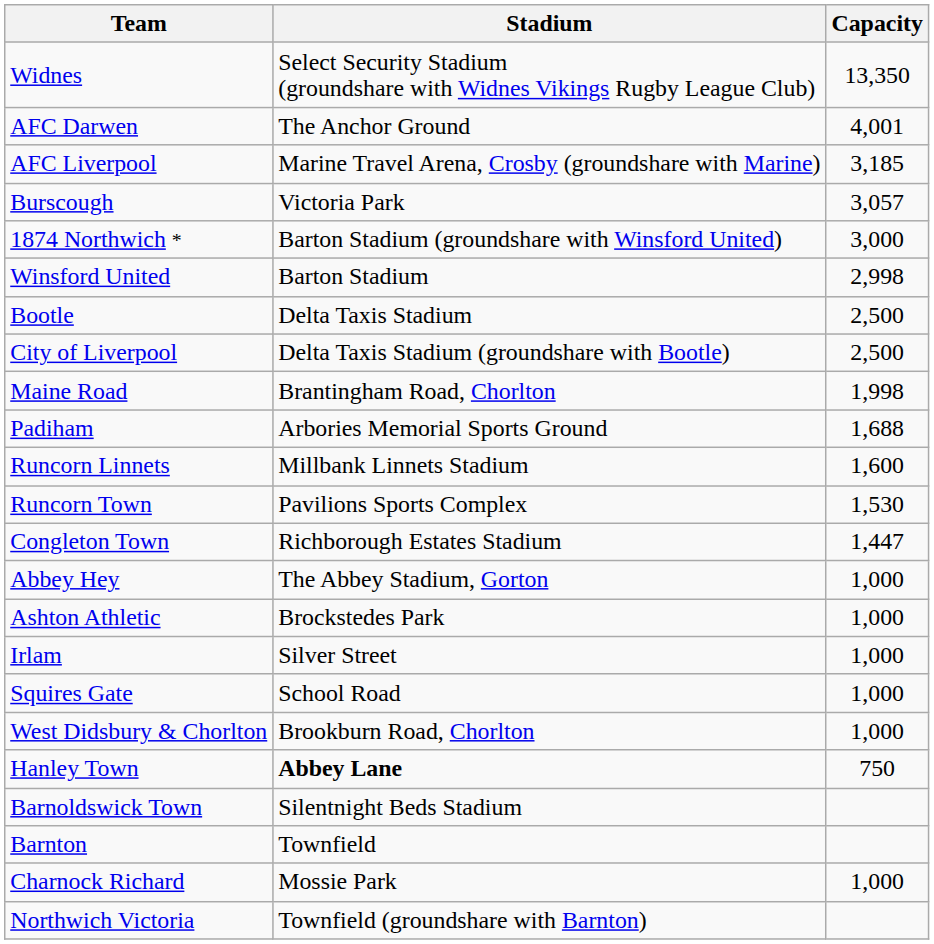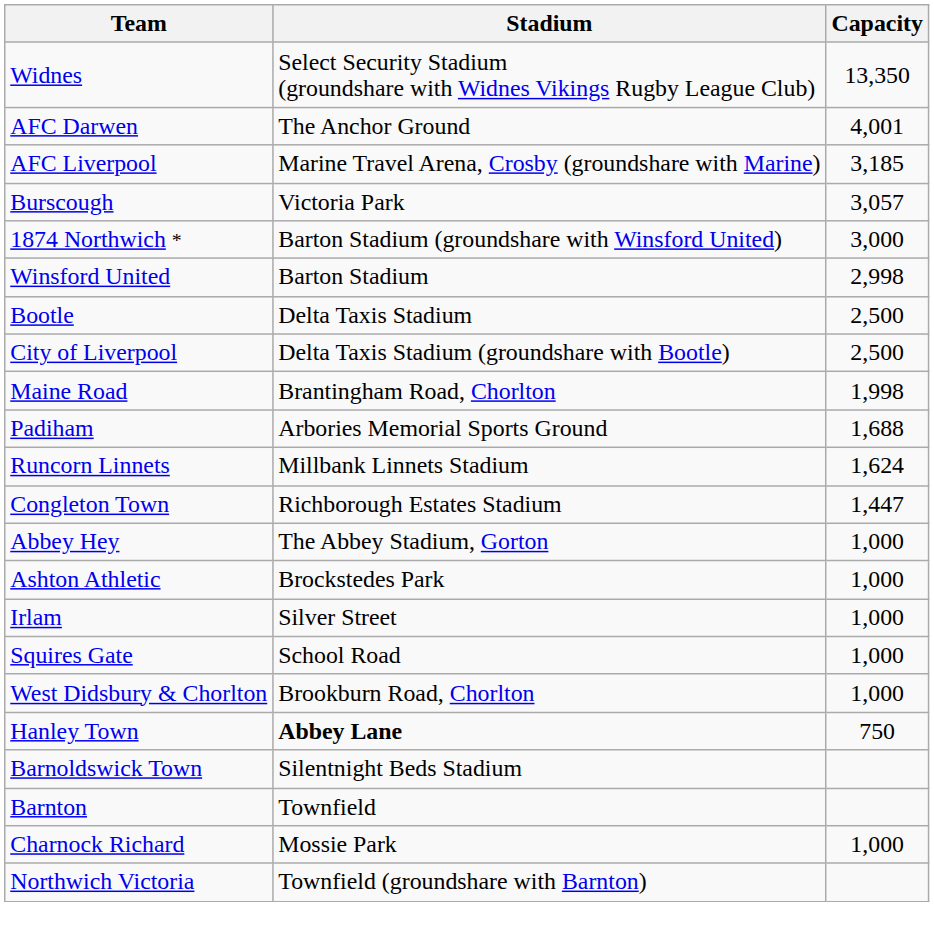(877, 466) 1,600 -> (877, 466) 1,624
- row: (81, 503)
